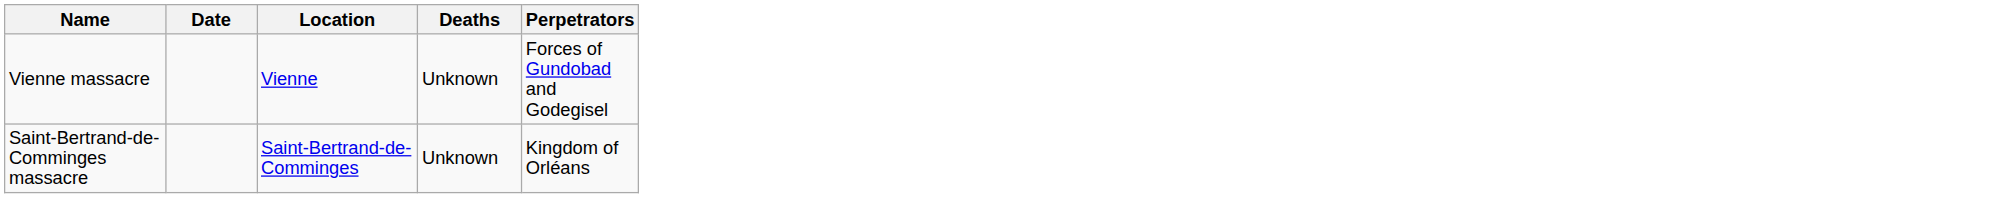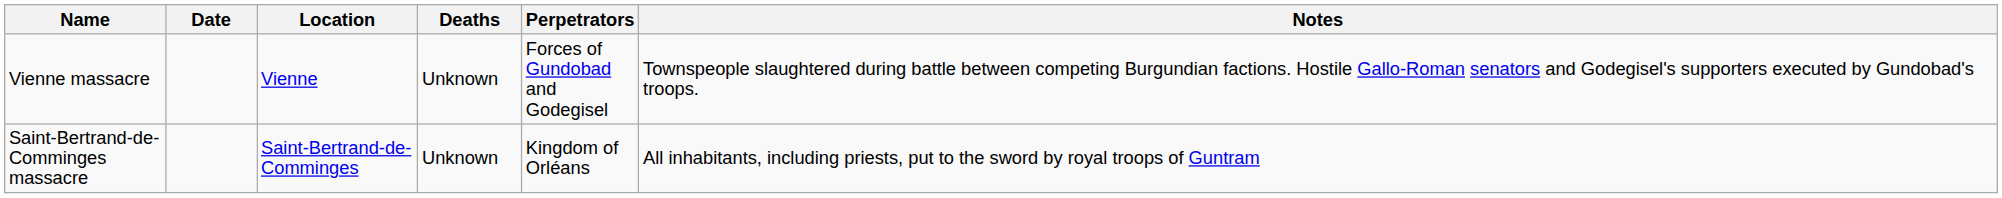+ column: (1318, 19)
